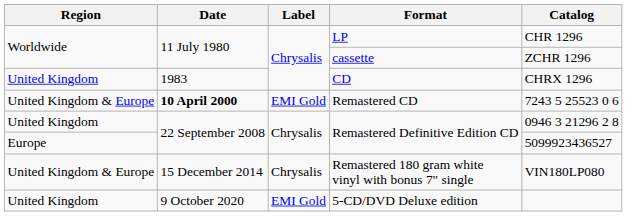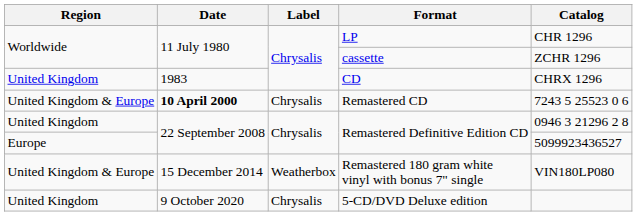(299, 100) EMI Gold -> (297, 100) Chrysalis
(297, 171) Chrysalis -> (303, 171) Weatherbox
(299, 200) EMI Gold -> (297, 200) Chrysalis
